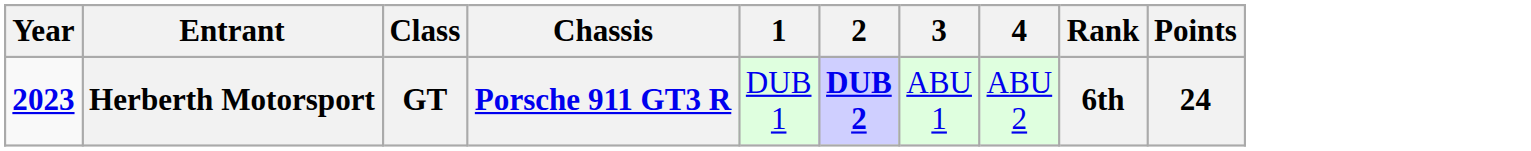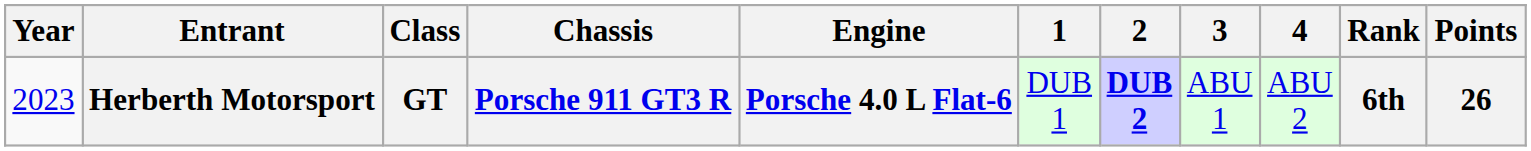+ column: (879, 30)
(43, 100) bold -> (43, 100) normal
(1195, 100) 24 -> (1476, 100) 26
